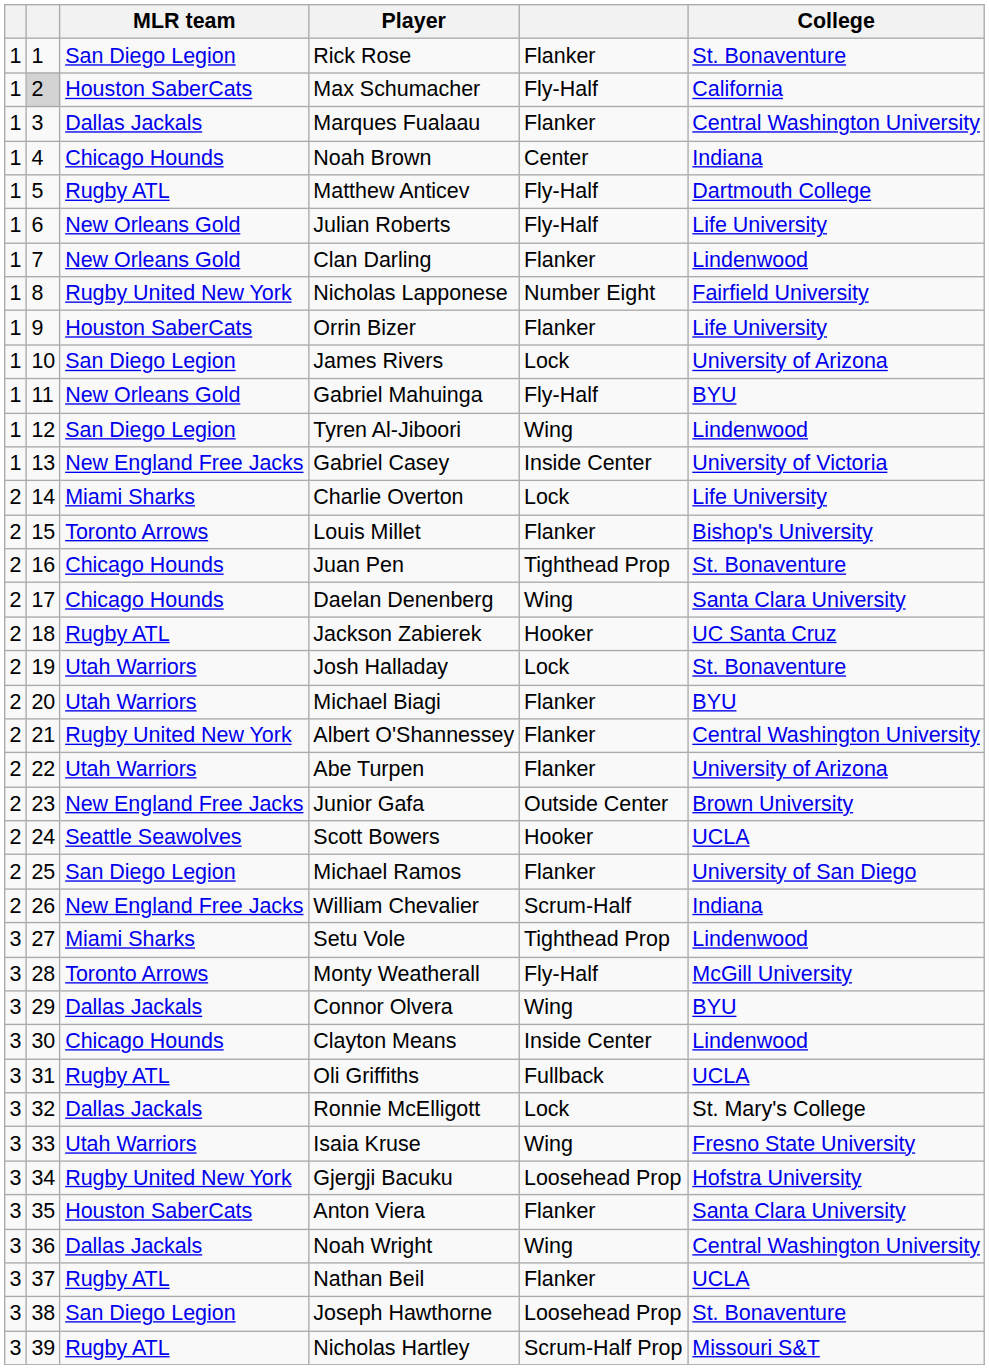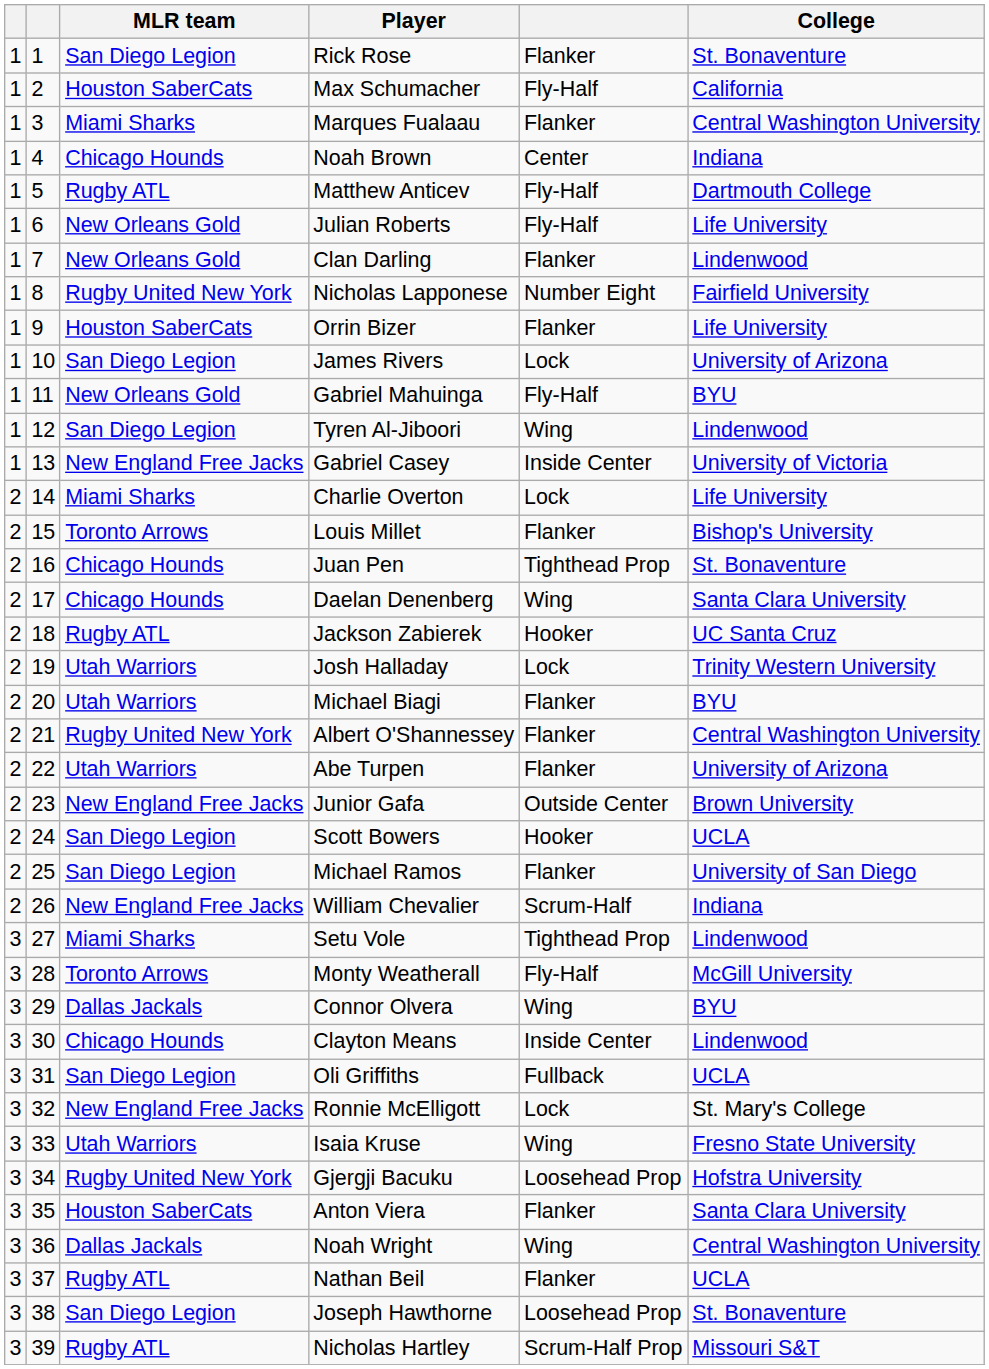(37, 89) lightgrey background -> (37, 89) no background
(134, 123) Dallas Jackals -> (130, 123) Miami Sharks
(769, 667) St. Bonaventure -> (814, 667) Trinity Western University
(153, 837) Seattle Seawolves -> (150, 837) San Diego Legion
(117, 1075) Rugby ATL -> (150, 1075) San Diego Legion
(134, 1109) Dallas Jackals -> (184, 1109) New England Free Jacks
